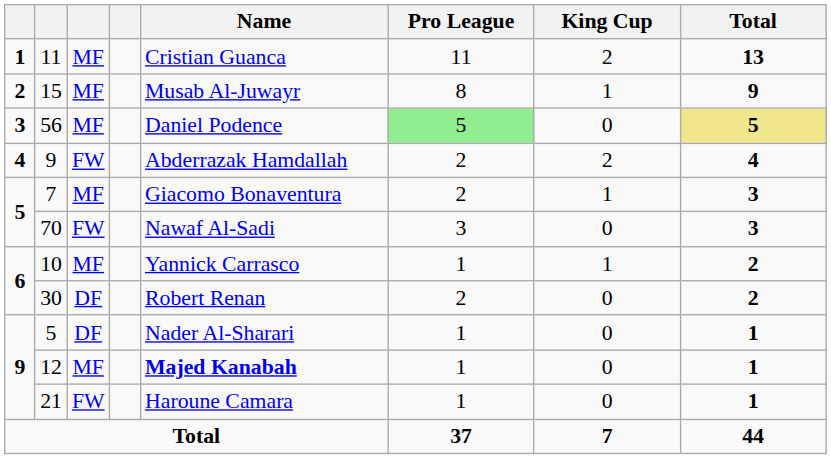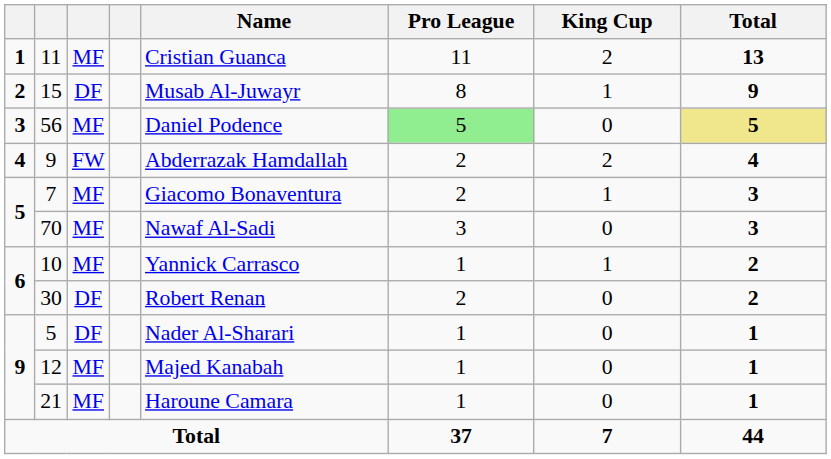(88, 90) MF -> (88, 90) DF
(88, 228) FW -> (88, 228) MF
(221, 366) bold -> (214, 366) normal
(88, 401) FW -> (88, 401) MF
